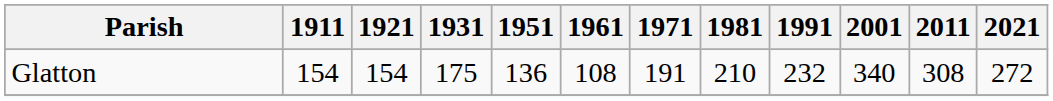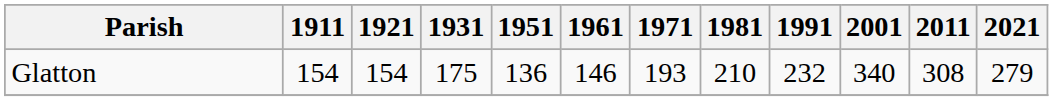(596, 71) 108 -> (596, 71) 146
(665, 71) 191 -> (665, 71) 193
(1012, 71) 272 -> (1012, 71) 279
